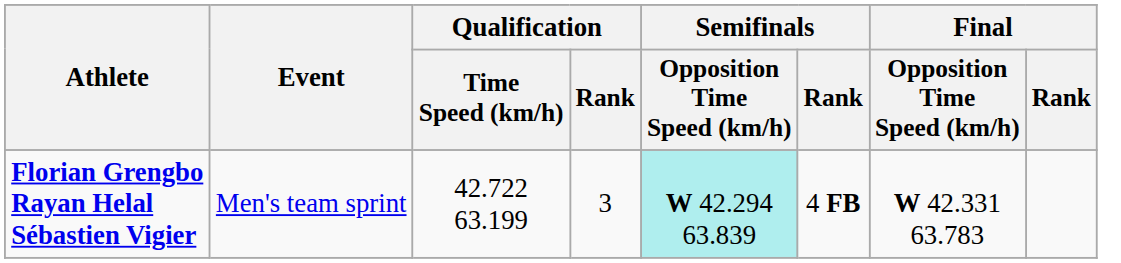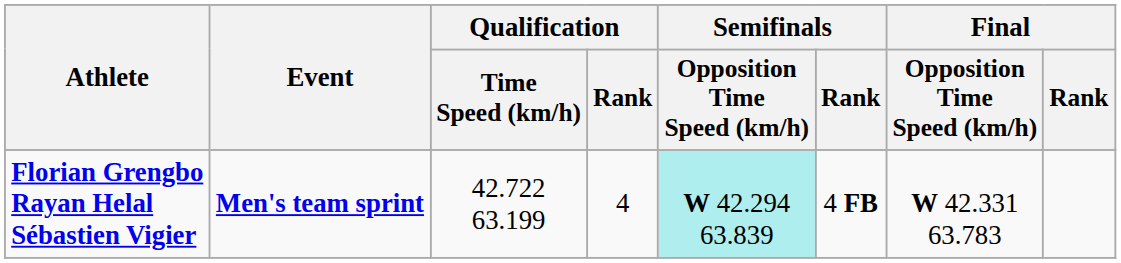(311, 204) normal -> (320, 204) bold
(605, 204) 3 -> (623, 204) 4
